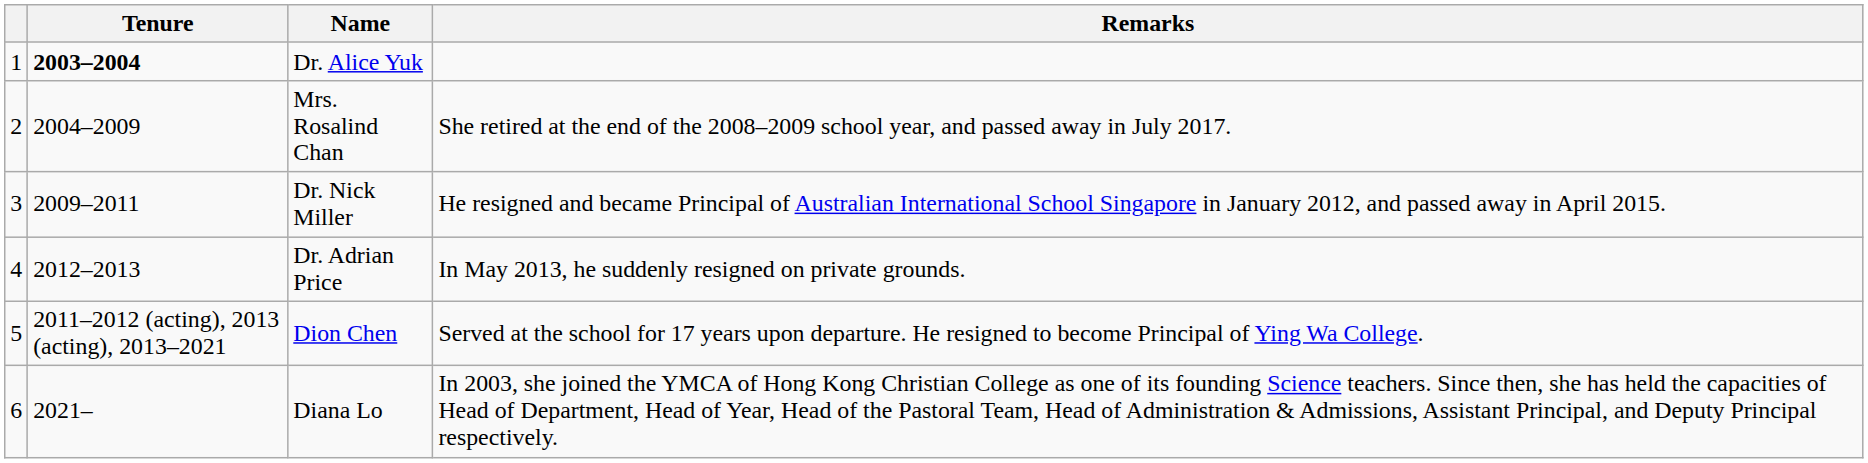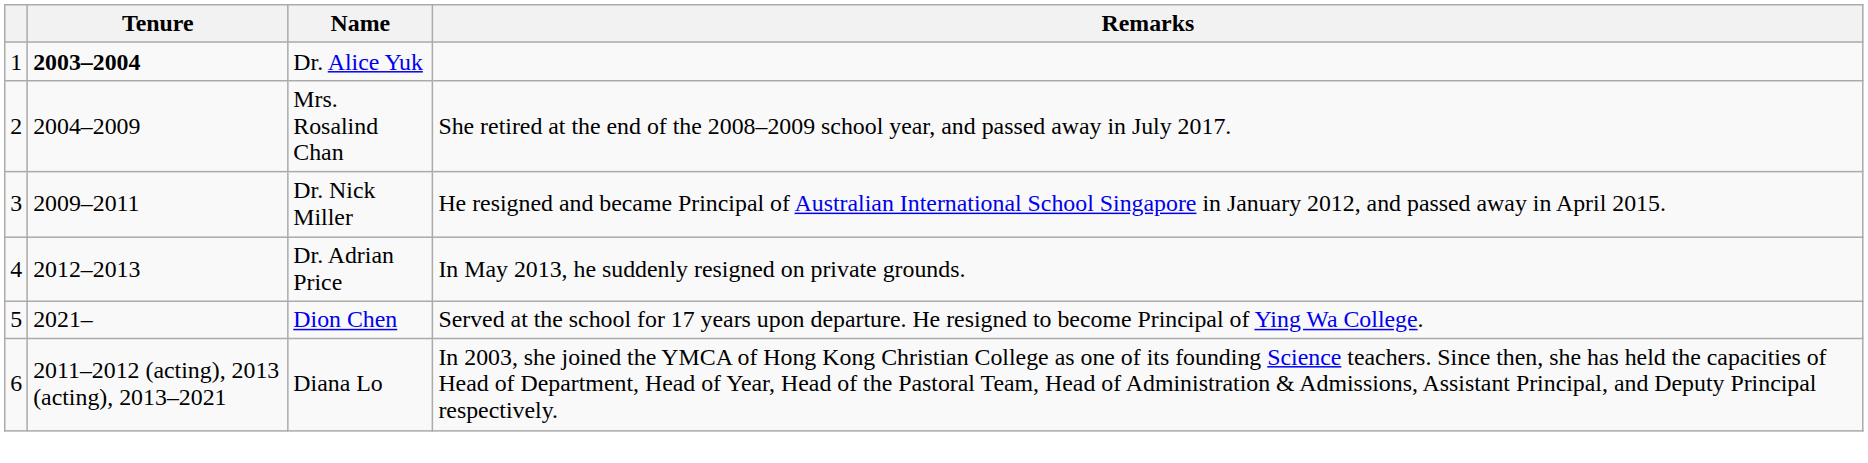(156, 333) 2011–2012 (acting), 2013 (acting), 2013–2021 -> (63, 319) 2021–
(63, 411) 2021– -> (156, 384) 2011–2012 (acting), 2013 (acting), 2013–2021
